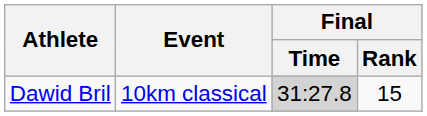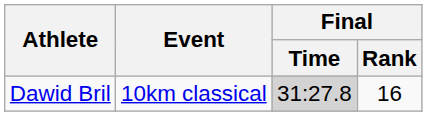(389, 93) 15 -> (389, 93) 16
